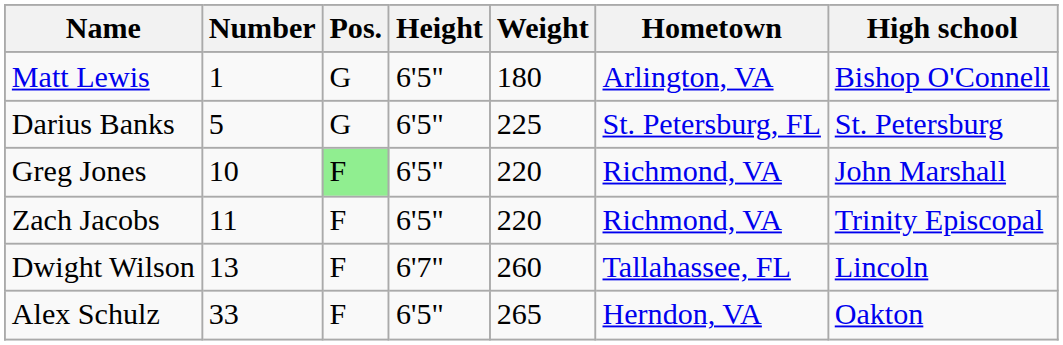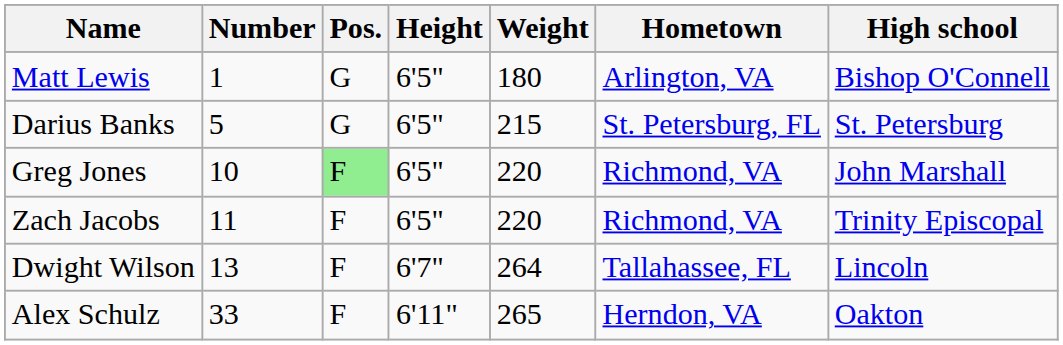(519, 123) 225 -> (519, 123) 215
(519, 266) 260 -> (519, 266) 264
(420, 314) 6'5" -> (427, 314) 6'11"
